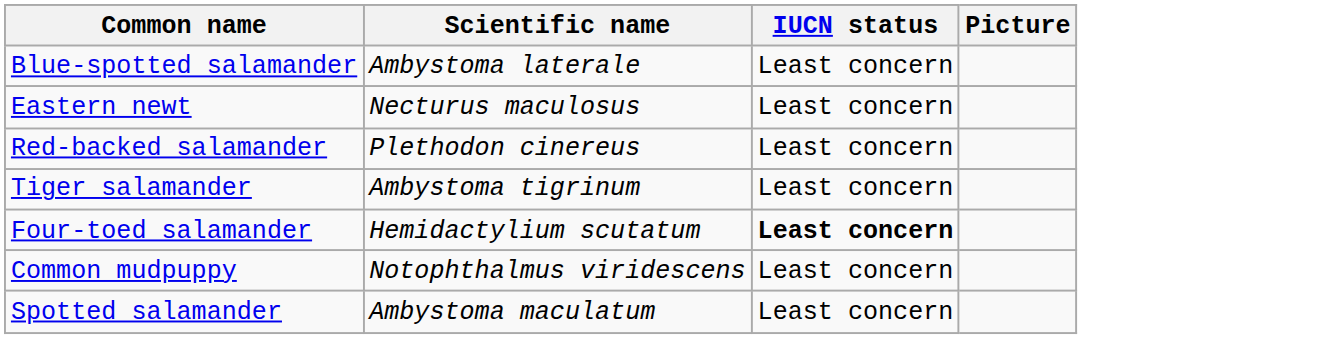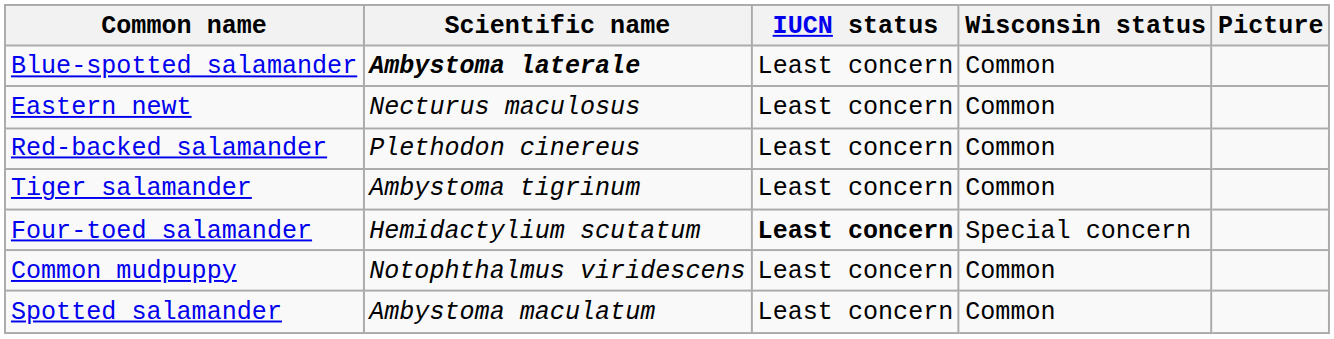+ column: (1086, 25)
(505, 66) normal -> (505, 66) bold
